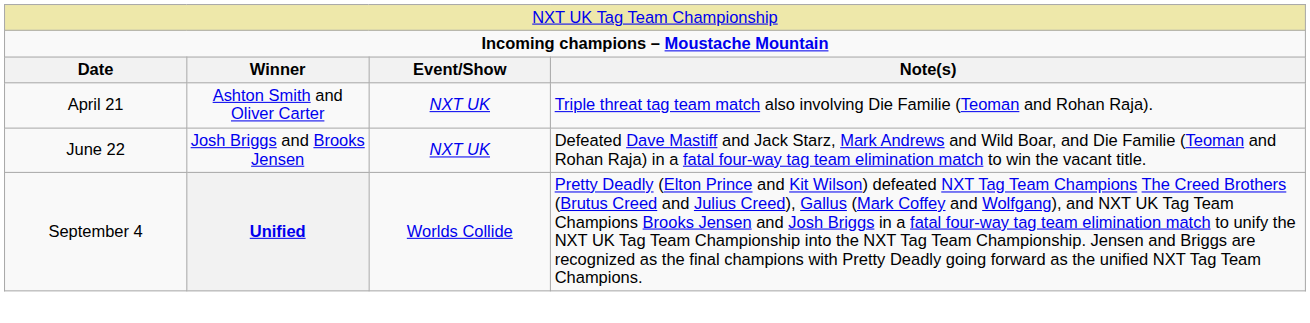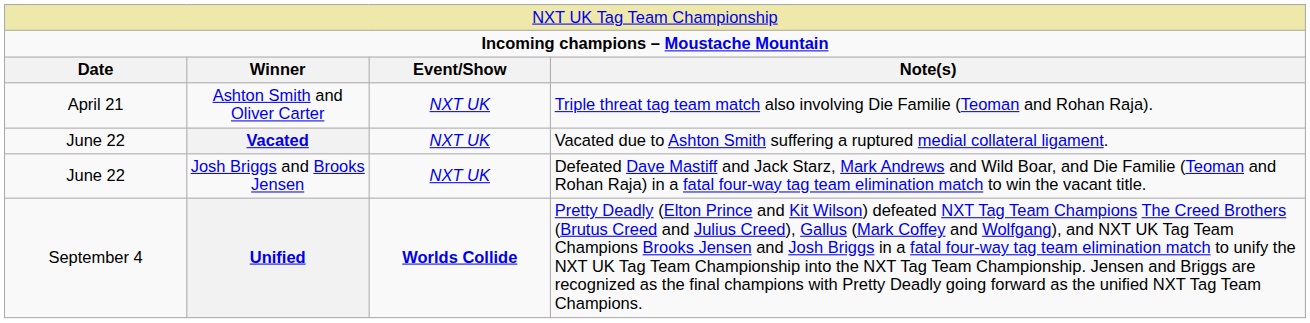+ row: (278, 140)
(460, 231) normal -> (460, 257) bold
